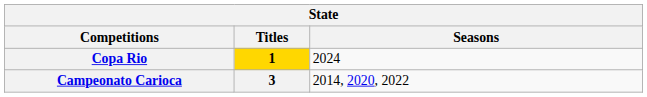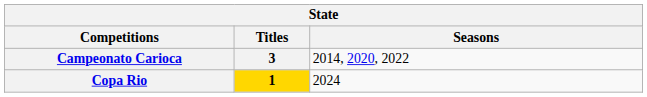rows swapped: (119, 80) <-> (119, 59)
